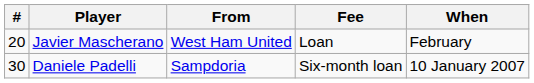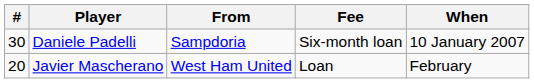rows swapped: (84, 66) <-> (98, 42)
